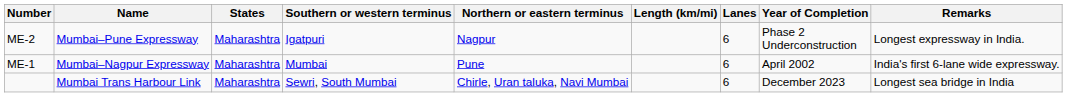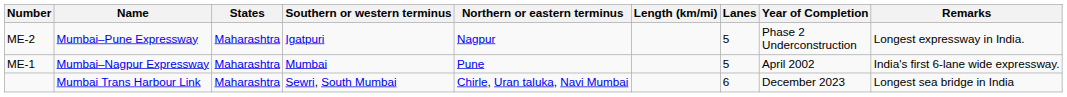(726, 38) 6 -> (726, 38) 5
(726, 63) 6 -> (726, 63) 5
